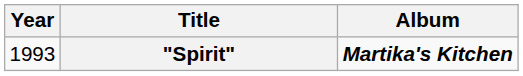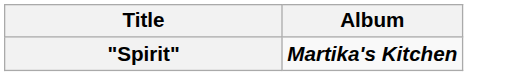- column: (32, 20)
